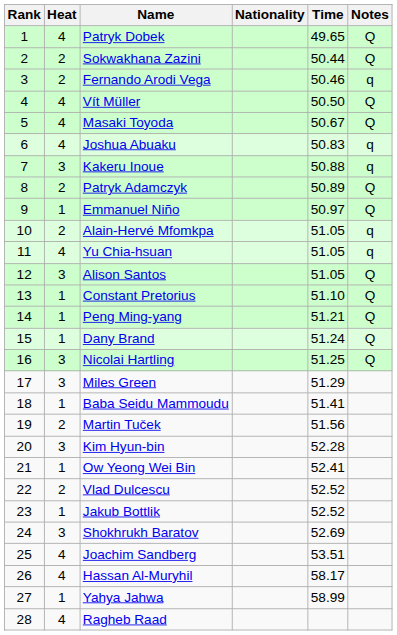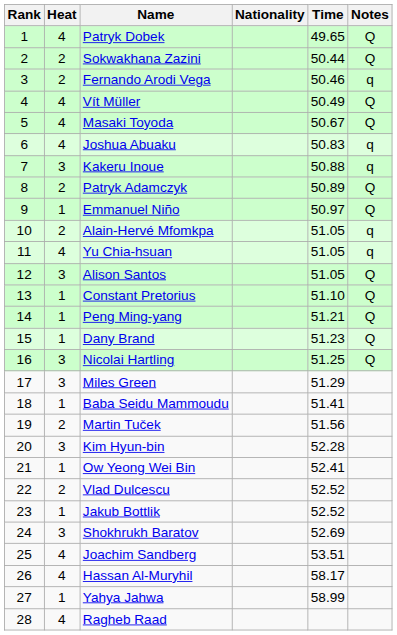(328, 101) 50.50 -> (328, 101) 50.49
(328, 338) 51.24 -> (328, 338) 51.23
